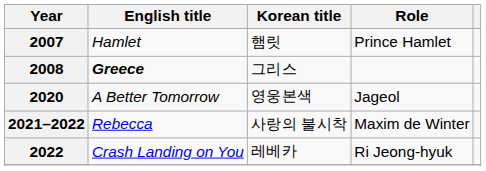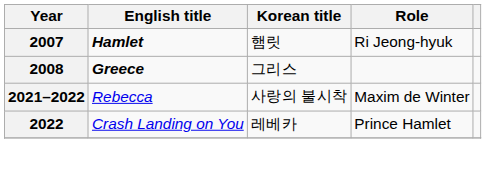(116, 42) normal -> (118, 42) bold
(403, 42) Prince Hamlet -> (403, 42) Ri Jeong-hyuk
- row: (46, 96)
(403, 151) Ri Jeong-hyuk -> (403, 124) Prince Hamlet
